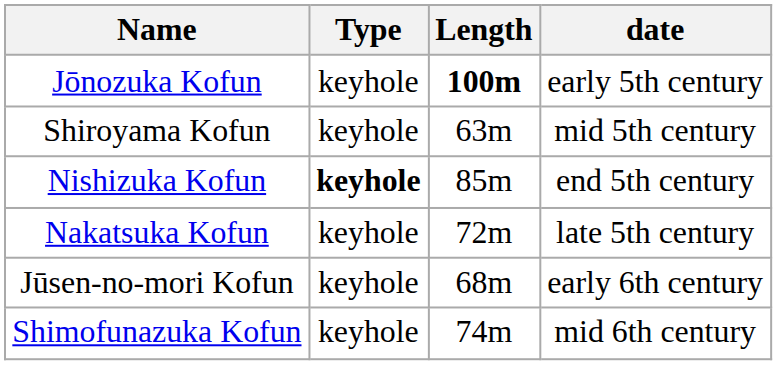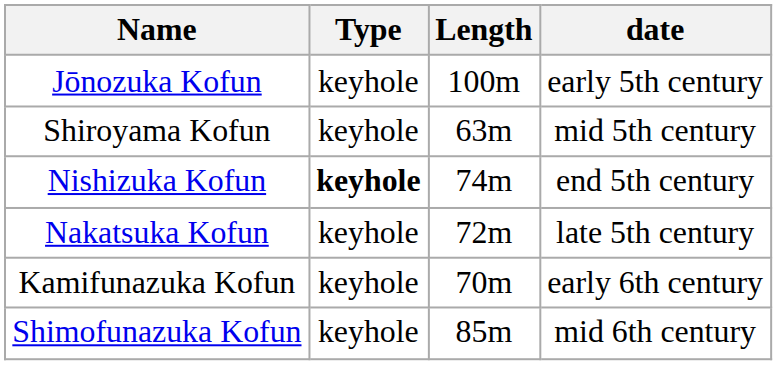(484, 80) bold -> (484, 80) normal
(484, 181) 85m -> (484, 181) 74m
- row: (157, 282)
+ row: (157, 282)
(484, 332) 74m -> (484, 332) 85m
